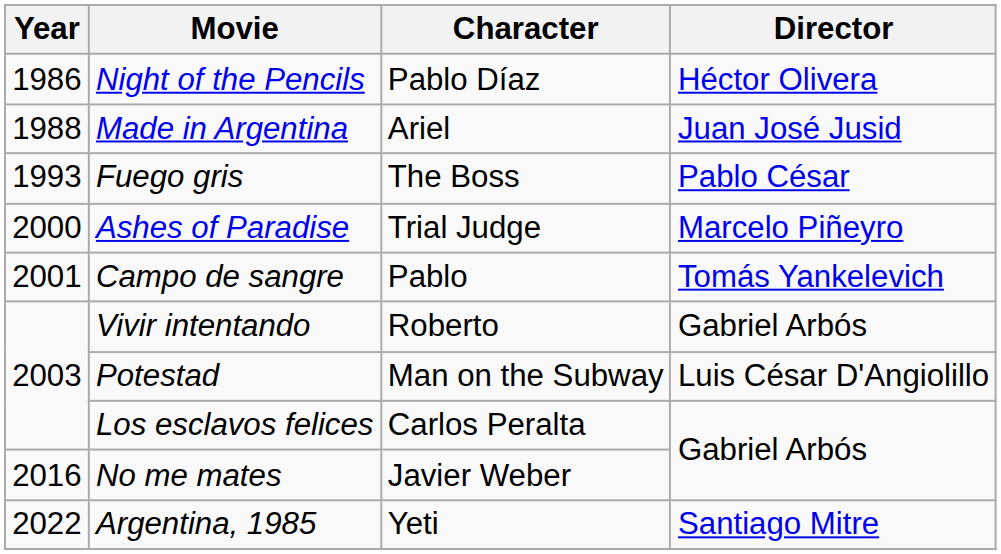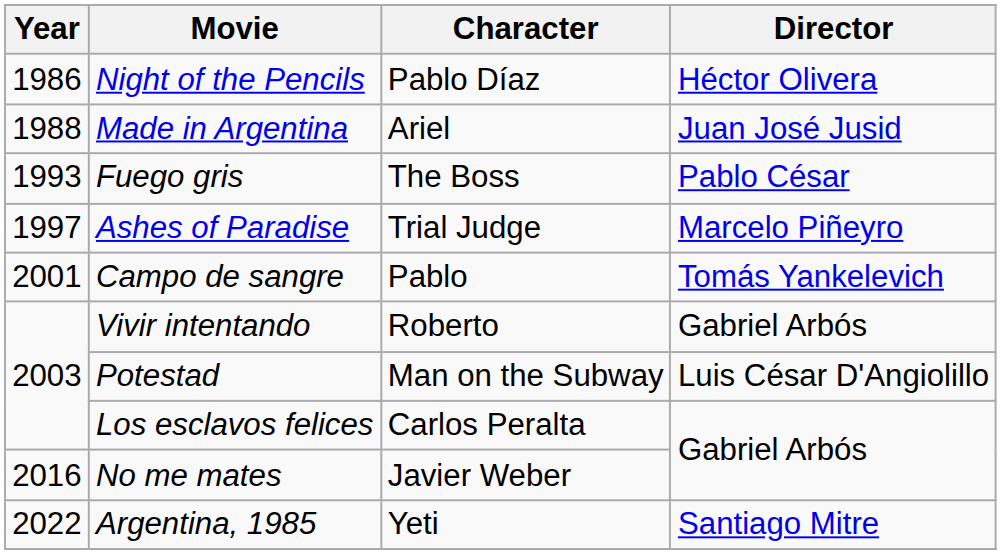(47, 227) 2000 -> (47, 227) 1997
